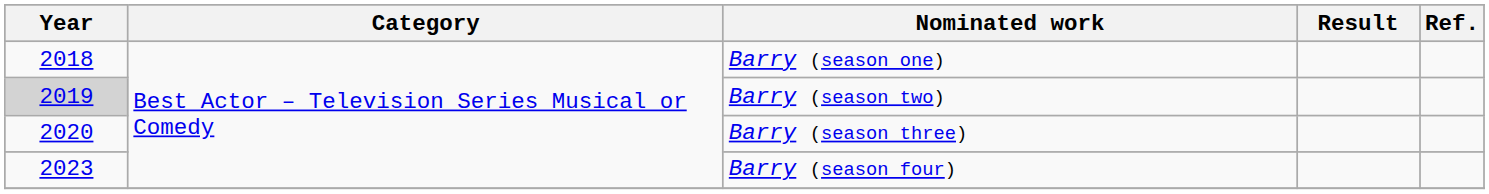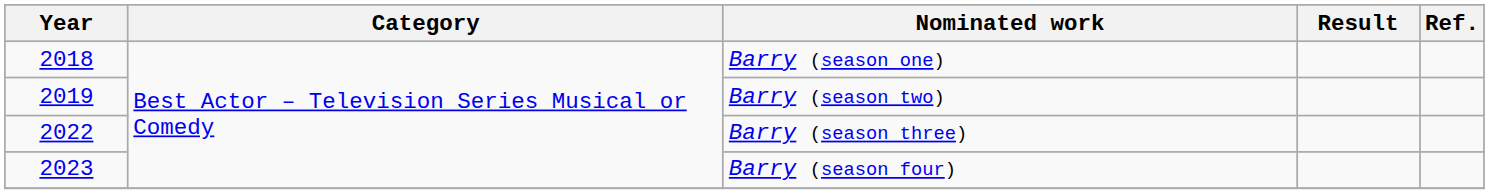(66, 97) lightgrey background -> (66, 97) no background
(66, 133) 2020 -> (66, 133) 2022
